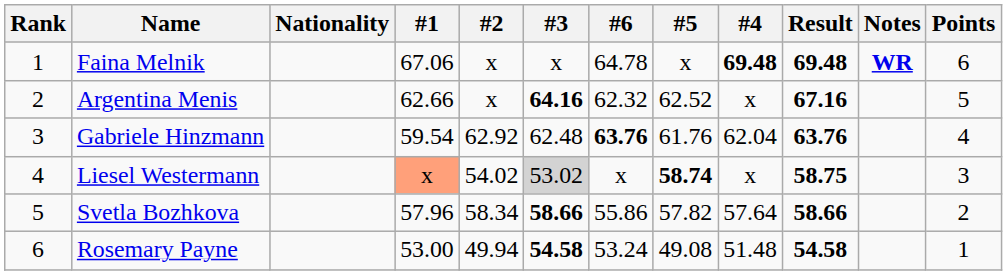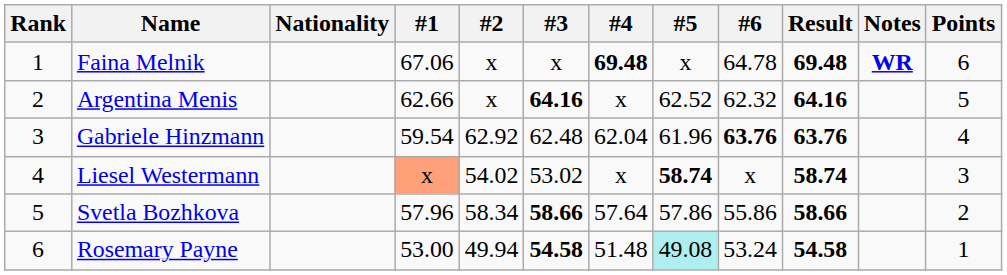columns swapped: (750, 23) <-> (621, 23)
(820, 99) 67.16 -> (820, 99) 64.16
(685, 136) 61.76 -> (685, 136) 61.96
(556, 174) lightgrey background -> (556, 174) no background
(820, 174) 58.75 -> (820, 174) 58.74
(685, 212) 57.82 -> (685, 212) 57.86
(685, 250) no background -> (685, 250) paleturquoise background
